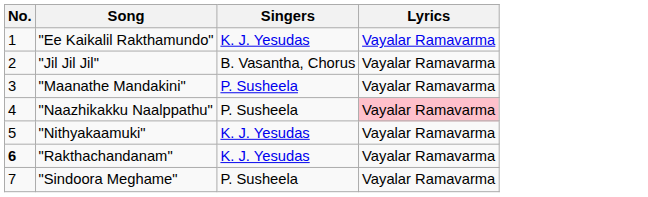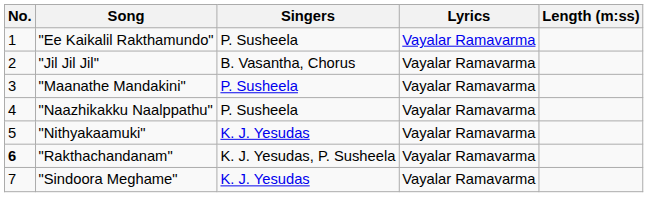+ column: (591, 16)
(265, 40) K. J. Yesudas -> (259, 40) P. Susheela
(429, 110) pink background -> (469, 110) no background
(265, 156) K. J. Yesudas -> (308, 156) K. J. Yesudas, P. Susheela
(259, 180) P. Susheela -> (265, 180) K. J. Yesudas
